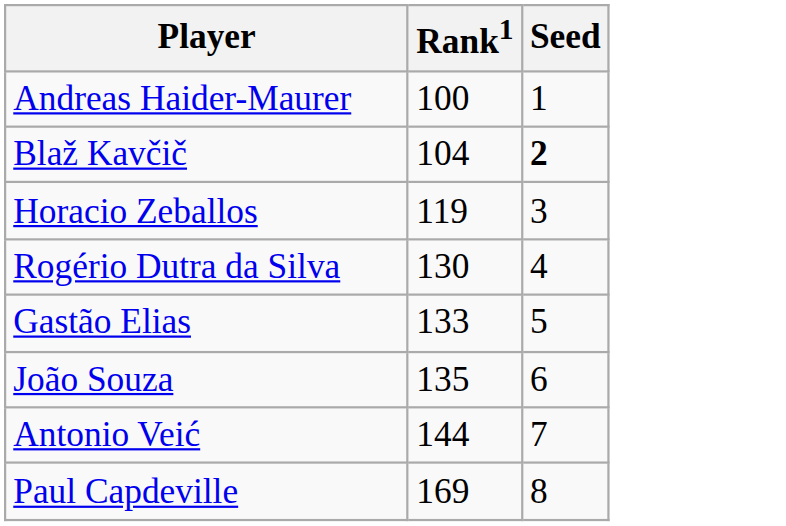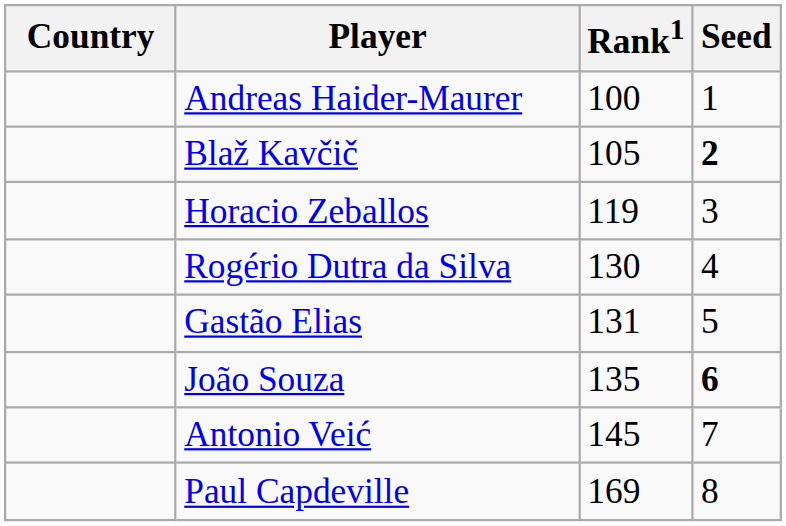+ column: (91, 37)
(443, 154) 104 -> (614, 154) 105
(443, 322) 133 -> (614, 322) 131
(539, 378) normal -> (710, 378) bold
(443, 434) 144 -> (614, 434) 145
